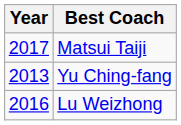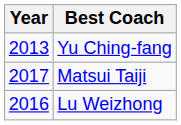rows swapped: (115, 76) <-> (102, 47)
